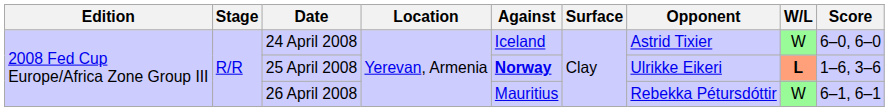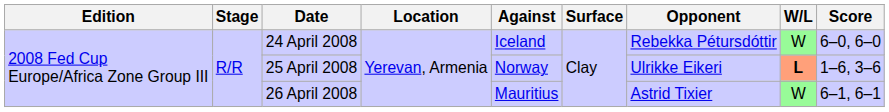(671, 42) Astrid Tixier -> (704, 42) Rebekka Pétursdóttir
(523, 67) bold -> (521, 67) normal
(704, 93) Rebekka Pétursdóttir -> (671, 93) Astrid Tixier
